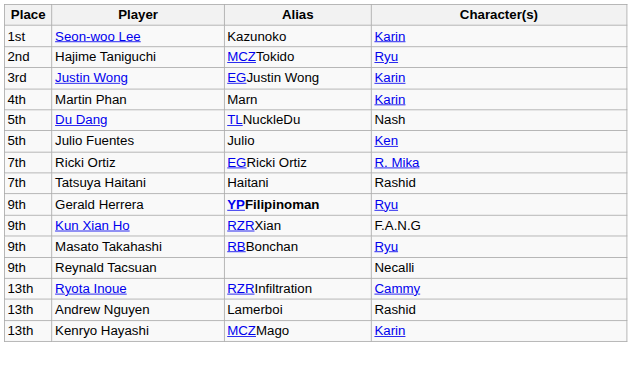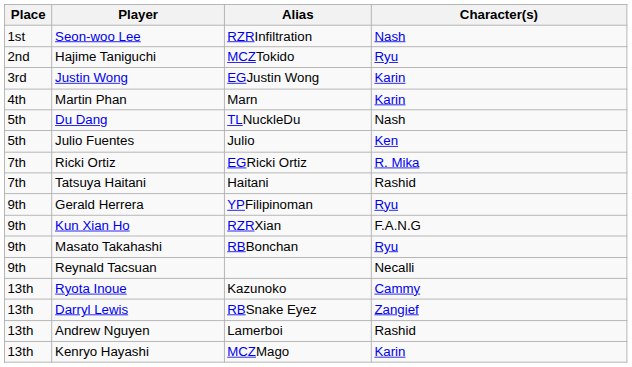(257, 36) Kazunoko -> (270, 36) RZRInfiltration
(390, 36) Karin -> (390, 36) Nash
(273, 204) bold -> (270, 204) normal
(270, 288) RZRInfiltration -> (257, 288) Kazunoko
+ row: (92, 309)
